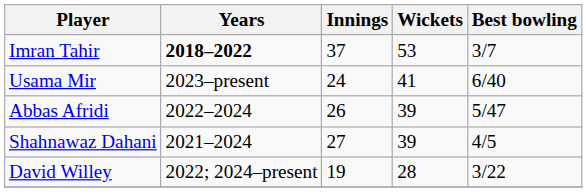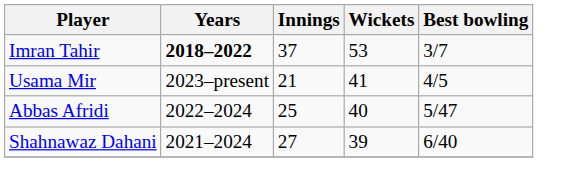(336, 80) 24 -> (287, 80) 21
(489, 80) 6/40 -> (436, 80) 4/5
(336, 111) 26 -> (287, 111) 25
(407, 111) 39 -> (358, 111) 40
(484, 141) 4/5 -> (440, 141) 6/40
- row: (60, 171)
